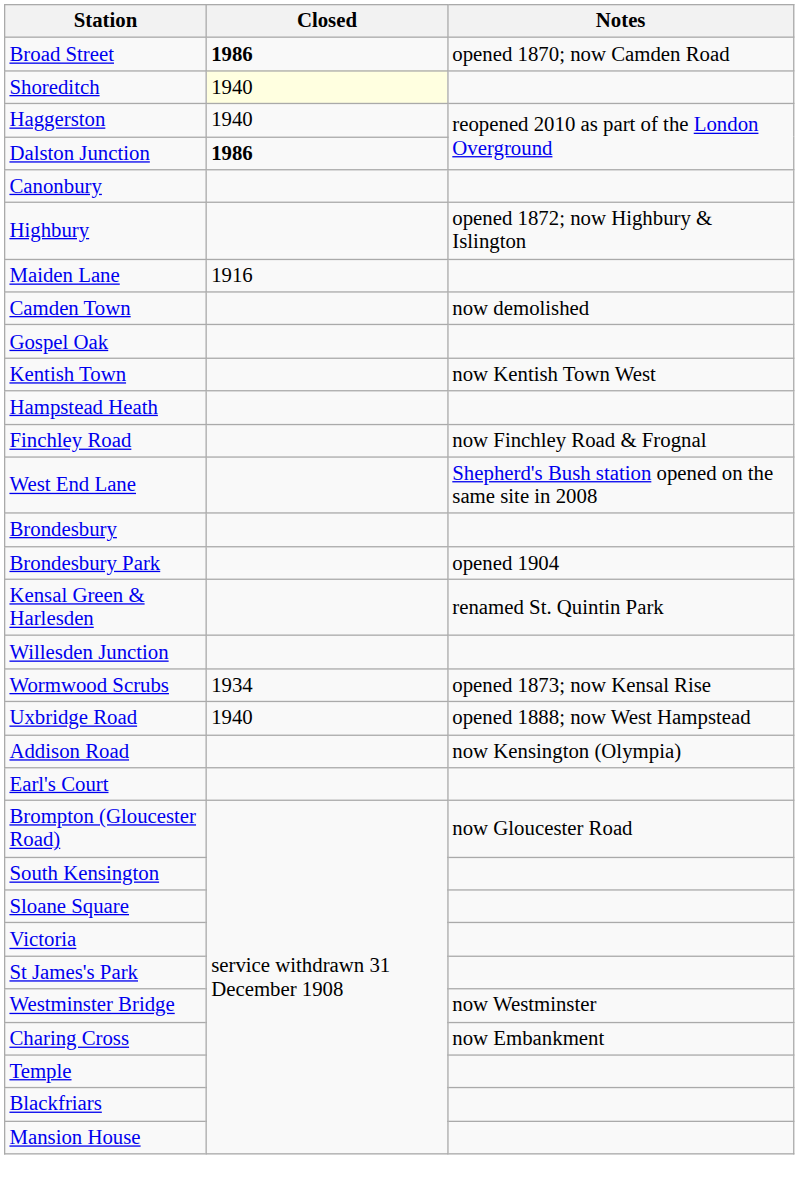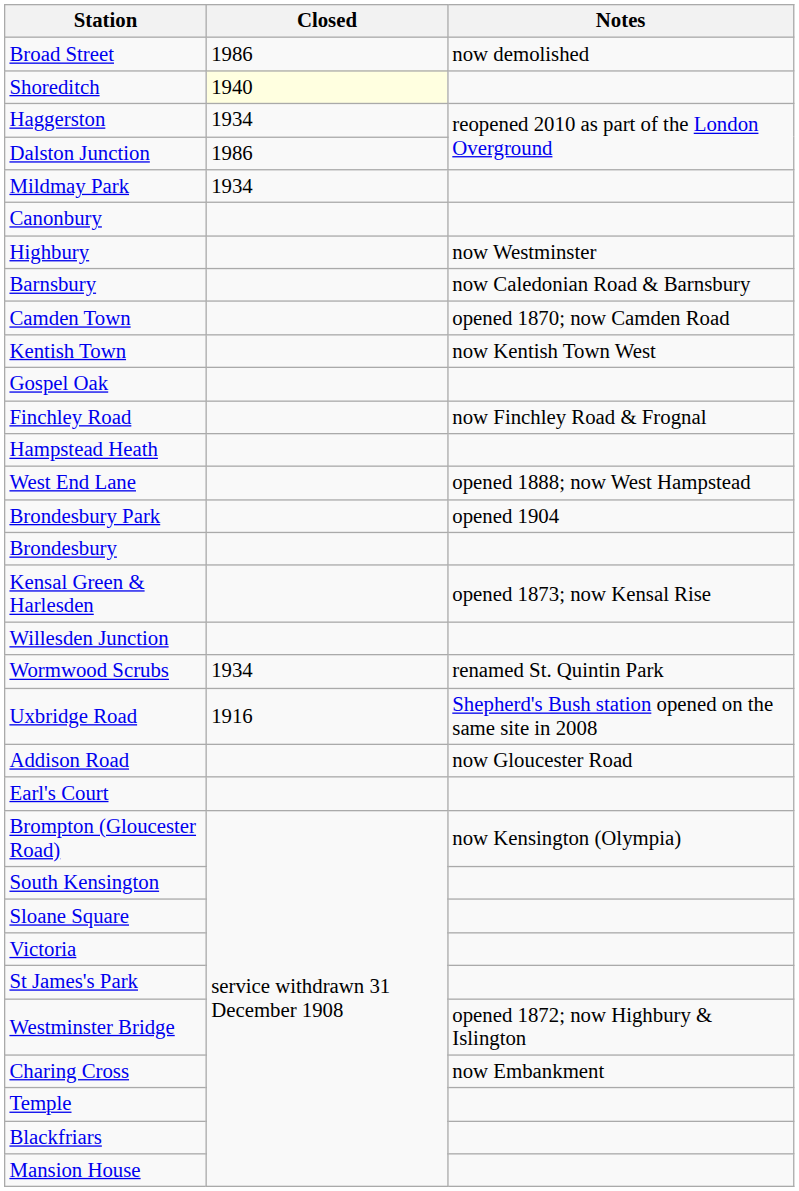(232, 53) bold -> (232, 53) normal
(591, 53) opened 1870; now Camden Road -> (521, 53) now demolished
(232, 119) 1940 -> (232, 119) 1934
(232, 152) bold -> (232, 152) normal
+ row: (69, 185)
(582, 230) opened 1872; now Highbury & Islington -> (524, 251) now Westminster
+ row: (53, 284)
- row: (65, 275)
(521, 308) now demolished -> (591, 317) opened 1870; now Camden Road
rows swapped: (68, 374) <-> (59, 341)
rows swapped: (84, 407) <-> (70, 440)
(613, 484) Shepherd's Bush station opened on the same site in 2008 -> (601, 482) opened 1888; now West Hampstead
rows swapped: (63, 529) <-> (85, 562)
(558, 607) renamed St. Quintin Park -> (582, 593) opened 1873; now Kensal Rise
(582, 684) opened 1873; now Kensal Rise -> (558, 671) renamed St. Quintin Park
(232, 717) 1940 -> (232, 715) 1916
(601, 717) opened 1888; now West Hampstead -> (613, 715) Shepherd's Bush station opened on the same site in 2008
(567, 750) now Kensington (Olympia) -> (542, 760) now Gloucester Road
(542, 828) now Gloucester Road -> (567, 838) now Kensington (Olympia)
(524, 1005) now Westminster -> (582, 1026) opened 1872; now Highbury & Islington
